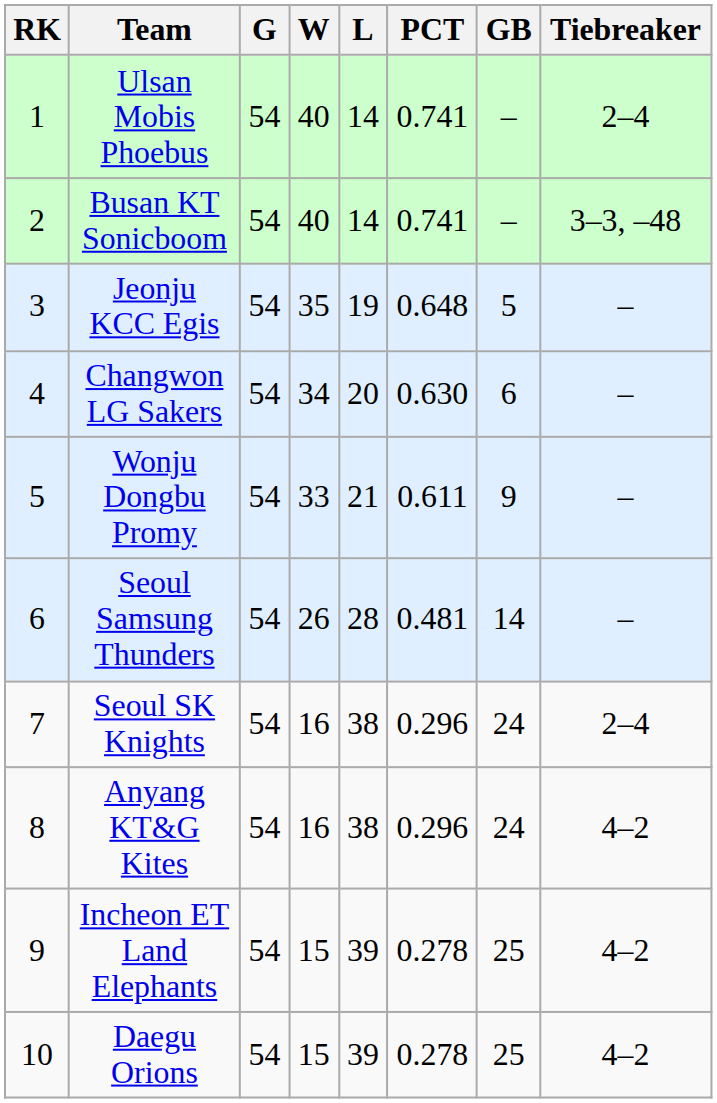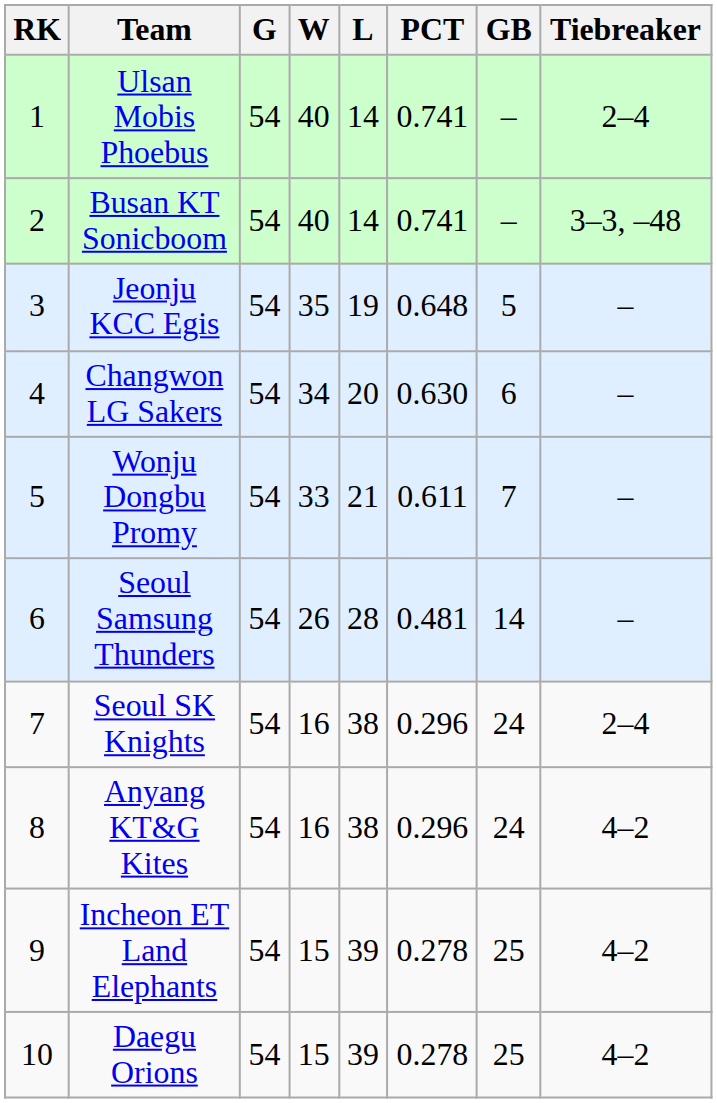(509, 497) 9 -> (509, 497) 7
